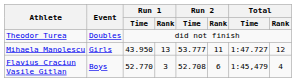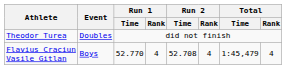- row: (46, 49)
(165, 66) 3 -> (156, 53) 4
(218, 66) 6 -> (209, 53) 4
